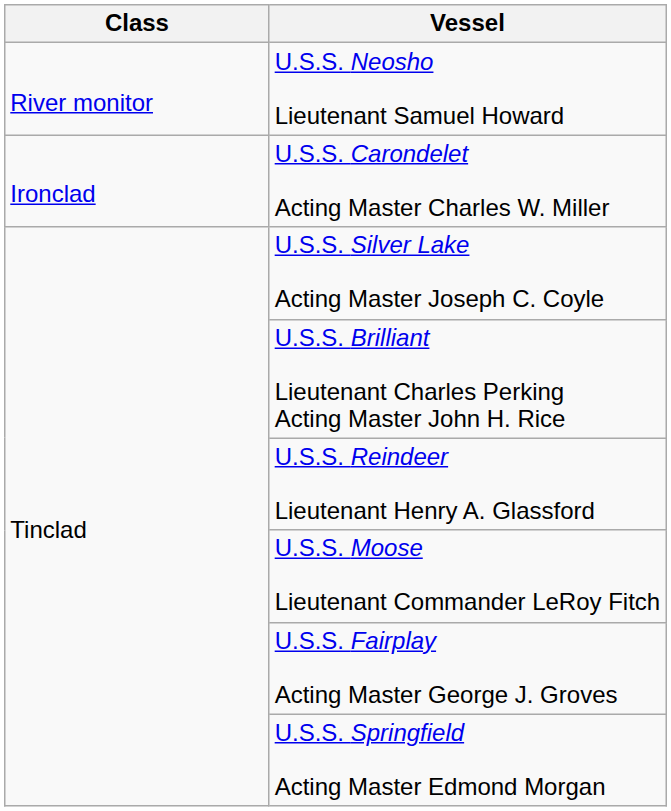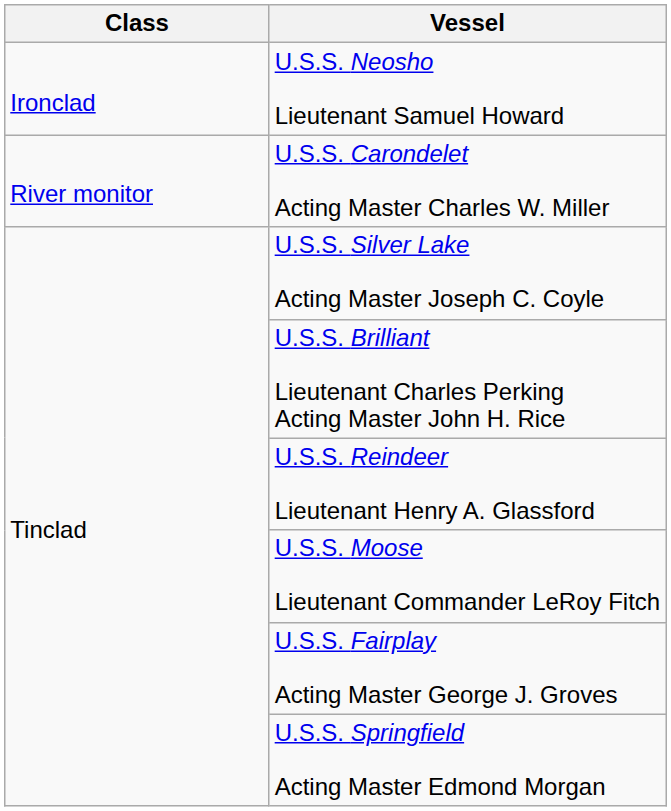(82, 102) River monitor -> (53, 102) Ironclad
(53, 194) Ironclad -> (82, 194) River monitor
